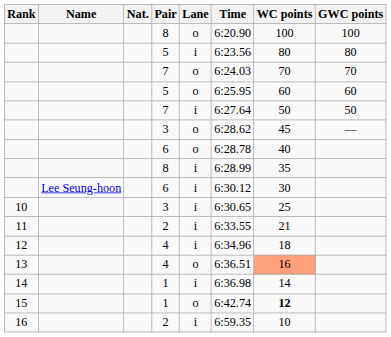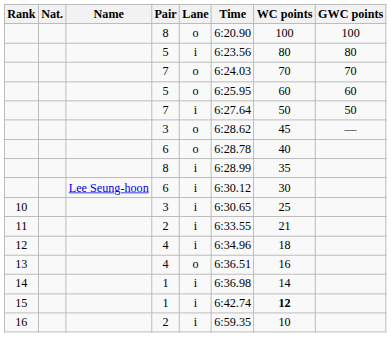columns swapped: (81, 14) <-> (138, 14)
(285, 264) lightsalmon background -> (285, 264) no background
(195, 303) o -> (195, 303) i
